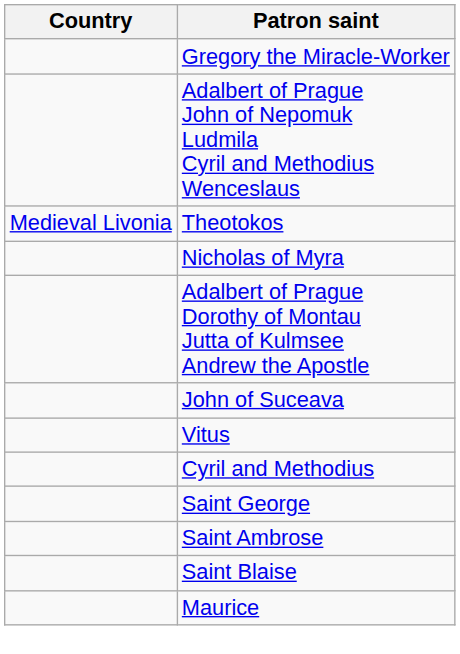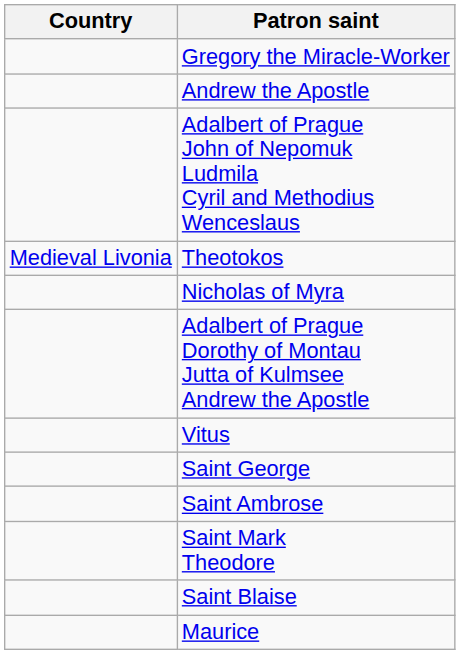+ row: (276, 90)
- row: (263, 400)
- row: (278, 469)
+ row: (234, 550)
